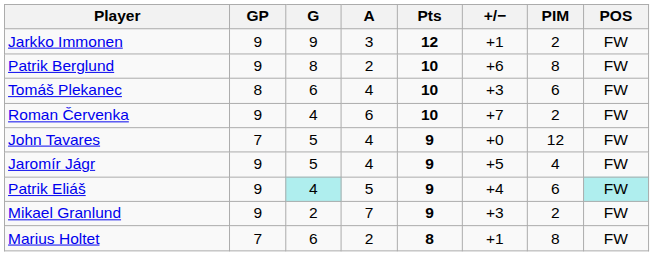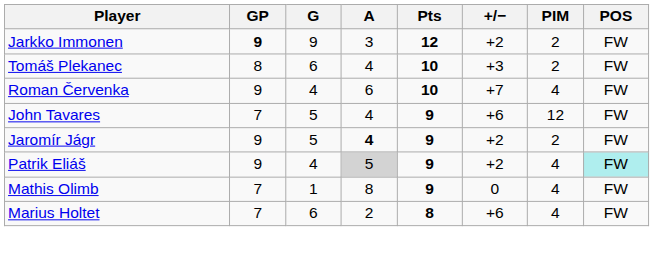(258, 41) normal -> (258, 41) bold
(495, 41) +1 -> (495, 41) +2
- row: (61, 66)
(555, 90) 6 -> (555, 66) 2
(555, 115) 2 -> (555, 90) 4
(495, 139) +0 -> (495, 115) +6
(369, 164) normal -> (369, 139) bold
(495, 164) +5 -> (495, 139) +2
(555, 164) 4 -> (555, 139) 2
(313, 189) paleturquoise background -> (313, 164) no background
(369, 189) no background -> (369, 164) lightgrey background
(495, 189) +4 -> (495, 164) +2
(555, 189) 6 -> (555, 164) 4
- row: (65, 213)
+ row: (53, 189)
(495, 238) +1 -> (495, 213) +6
(555, 238) 8 -> (555, 213) 4
